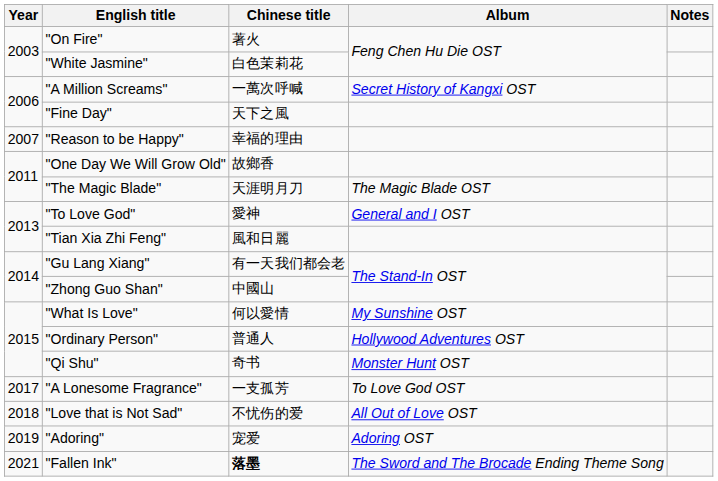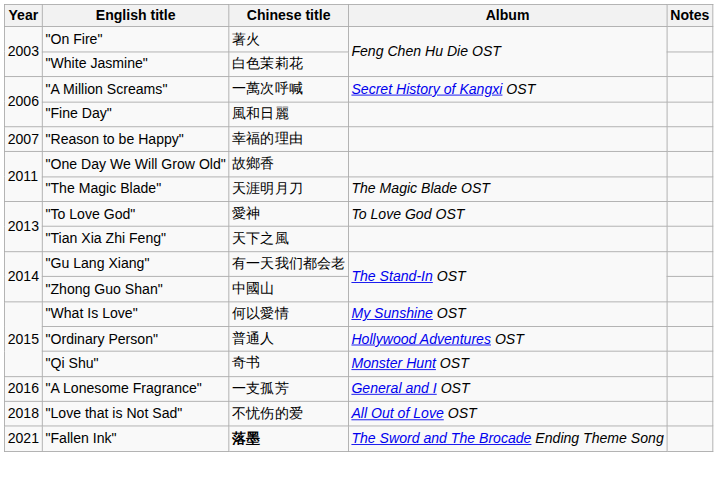(260, 113) 天下之風 -> (260, 113) 風和日麗
(411, 214) General and I OST -> (408, 214) To Love God OST
(260, 238) 風和日麗 -> (260, 238) 天下之風
(23, 388) 2017 -> (23, 388) 2016
(408, 388) To Love God OST -> (411, 388) General and I OST
- row: (75, 438)
